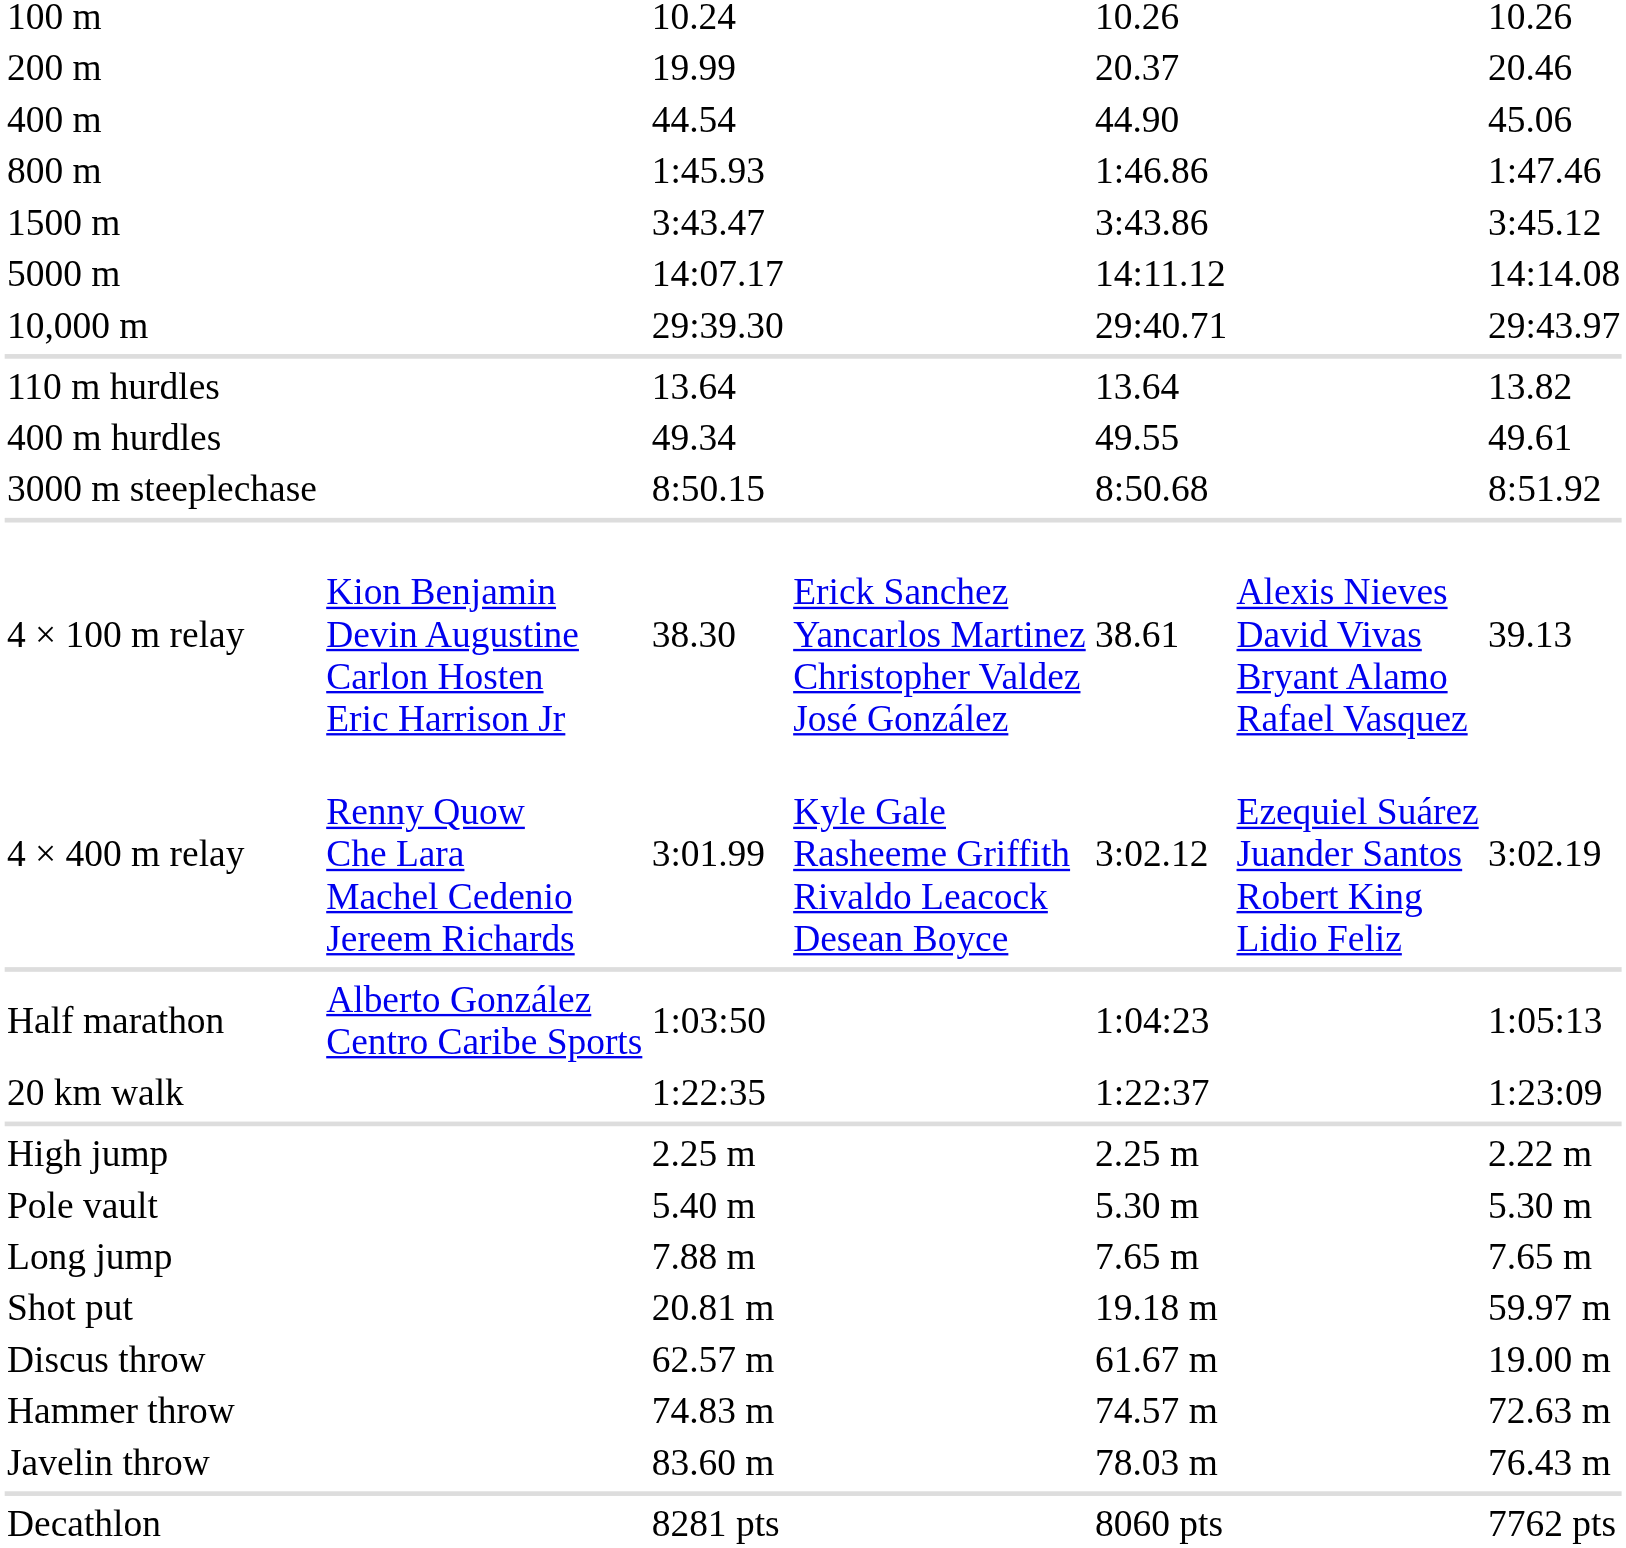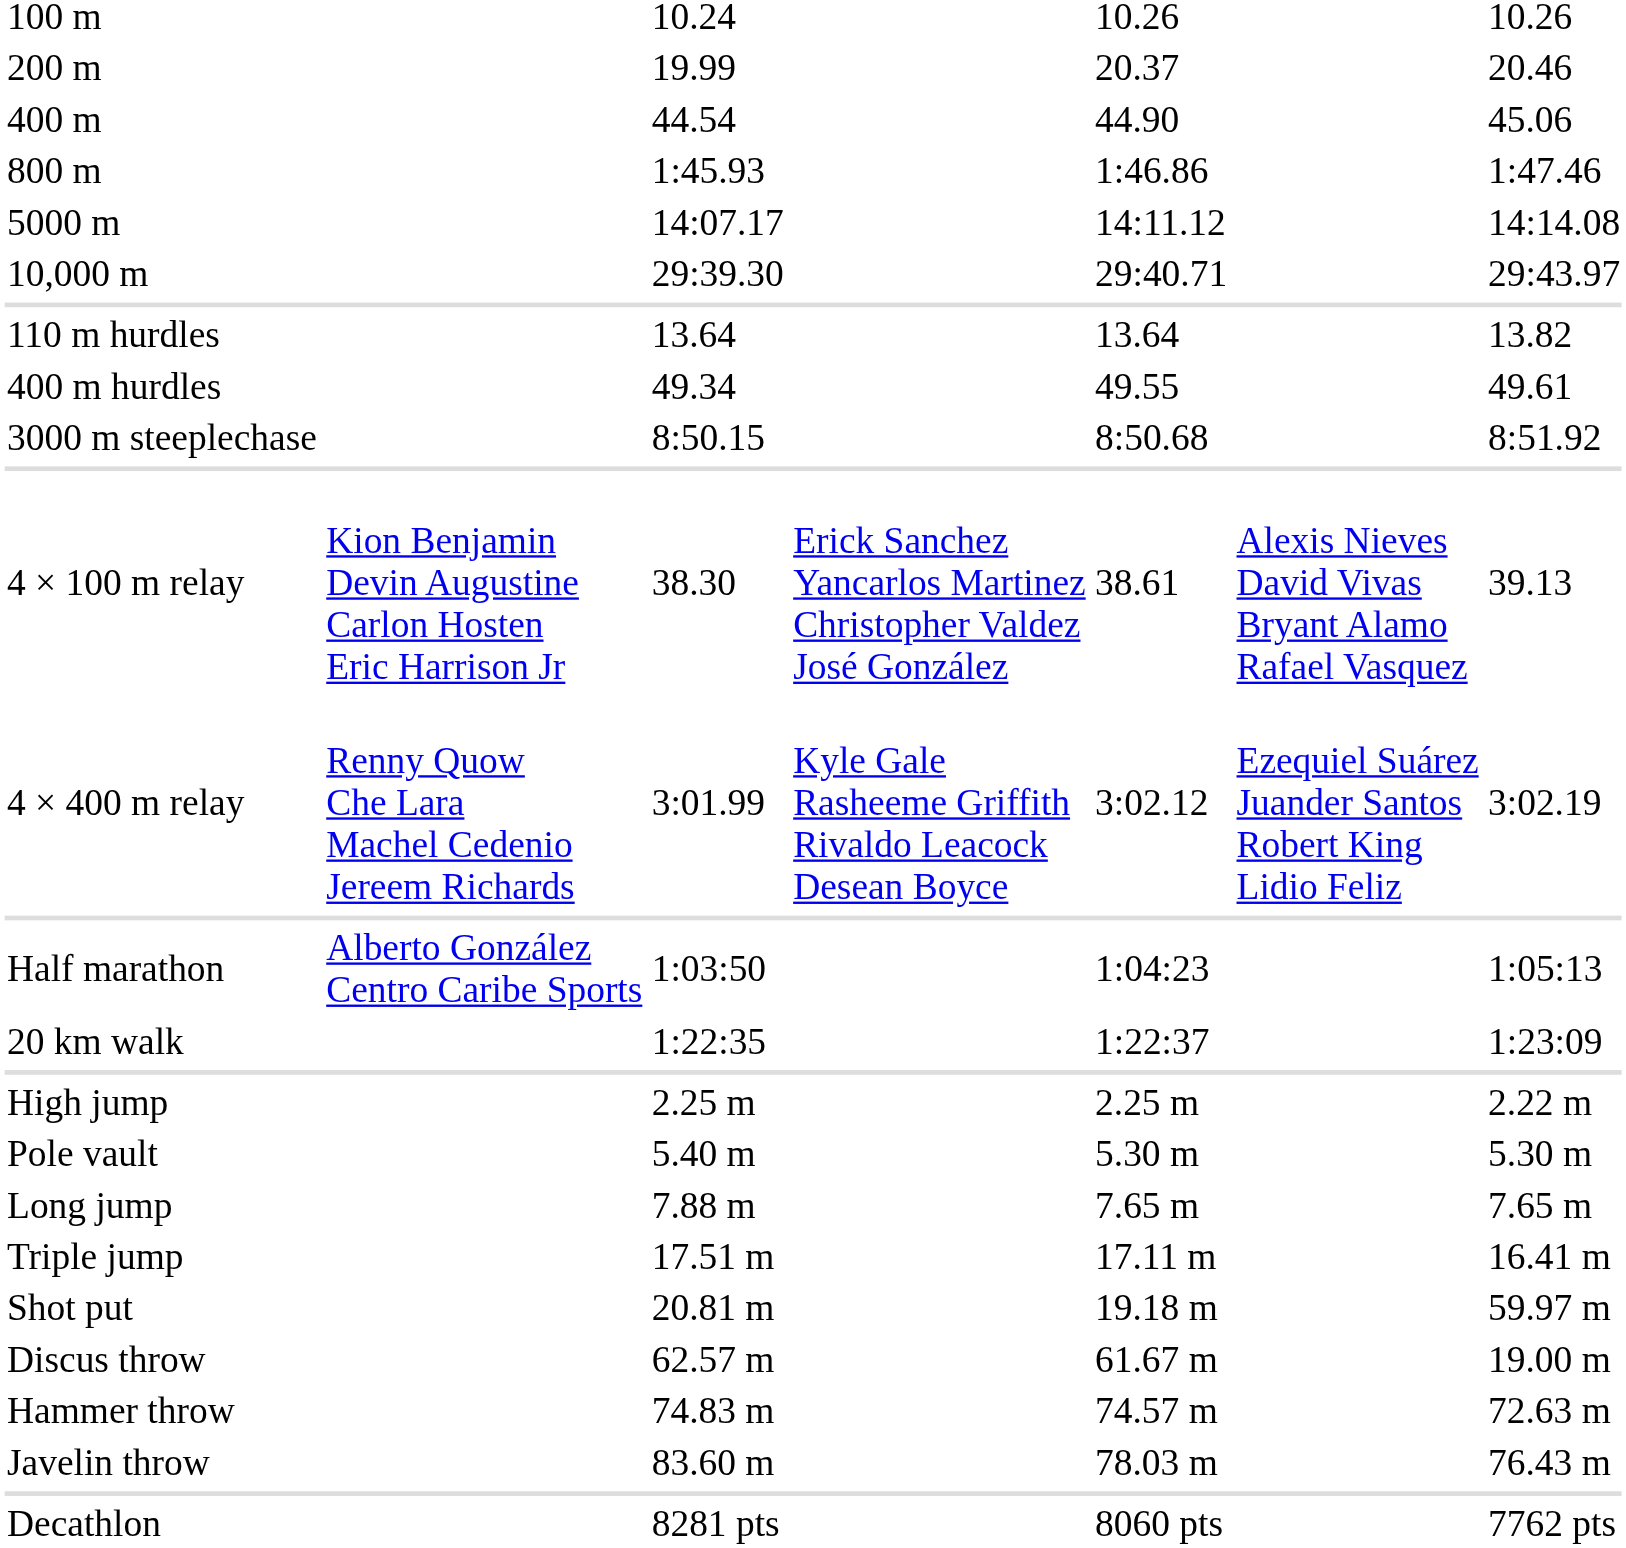- row: (64, 222)
+ row: (95, 1256)
